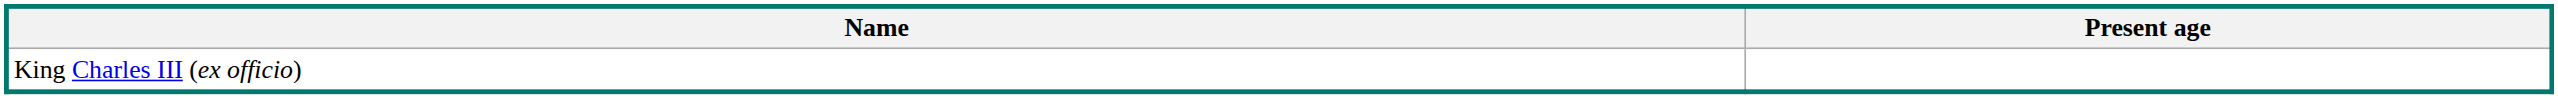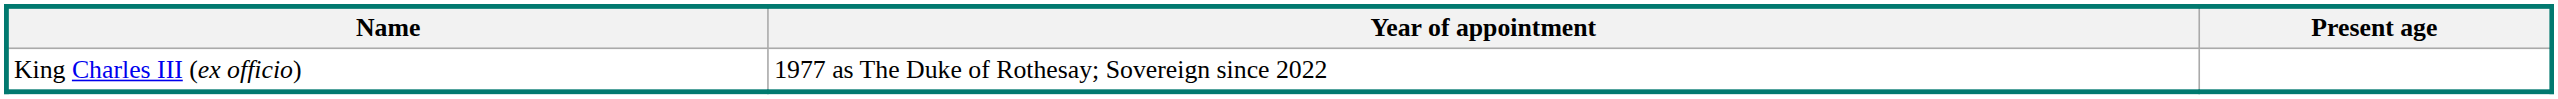+ column: (1483, 28)
